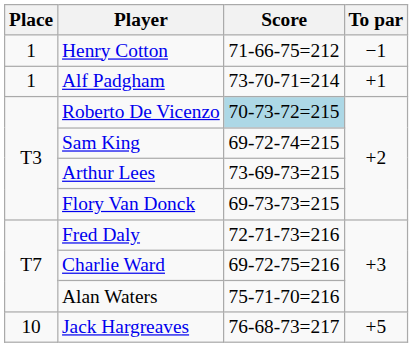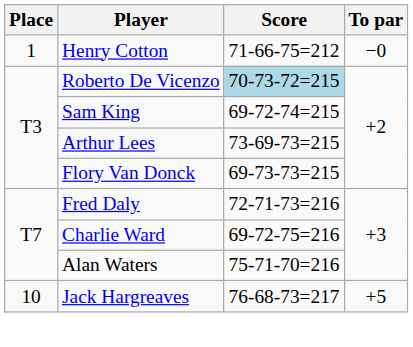(376, 50) −1 -> (376, 50) −0
- row: (113, 81)
